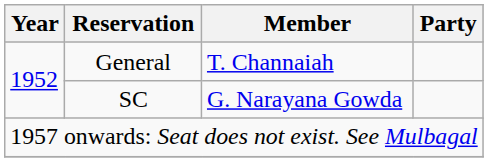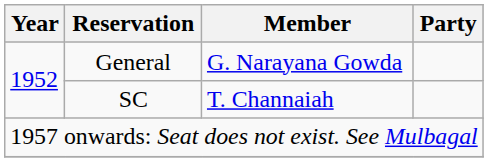(270, 61) T. Channaiah -> (305, 61) G. Narayana Gowda
(305, 99) G. Narayana Gowda -> (270, 99) T. Channaiah
